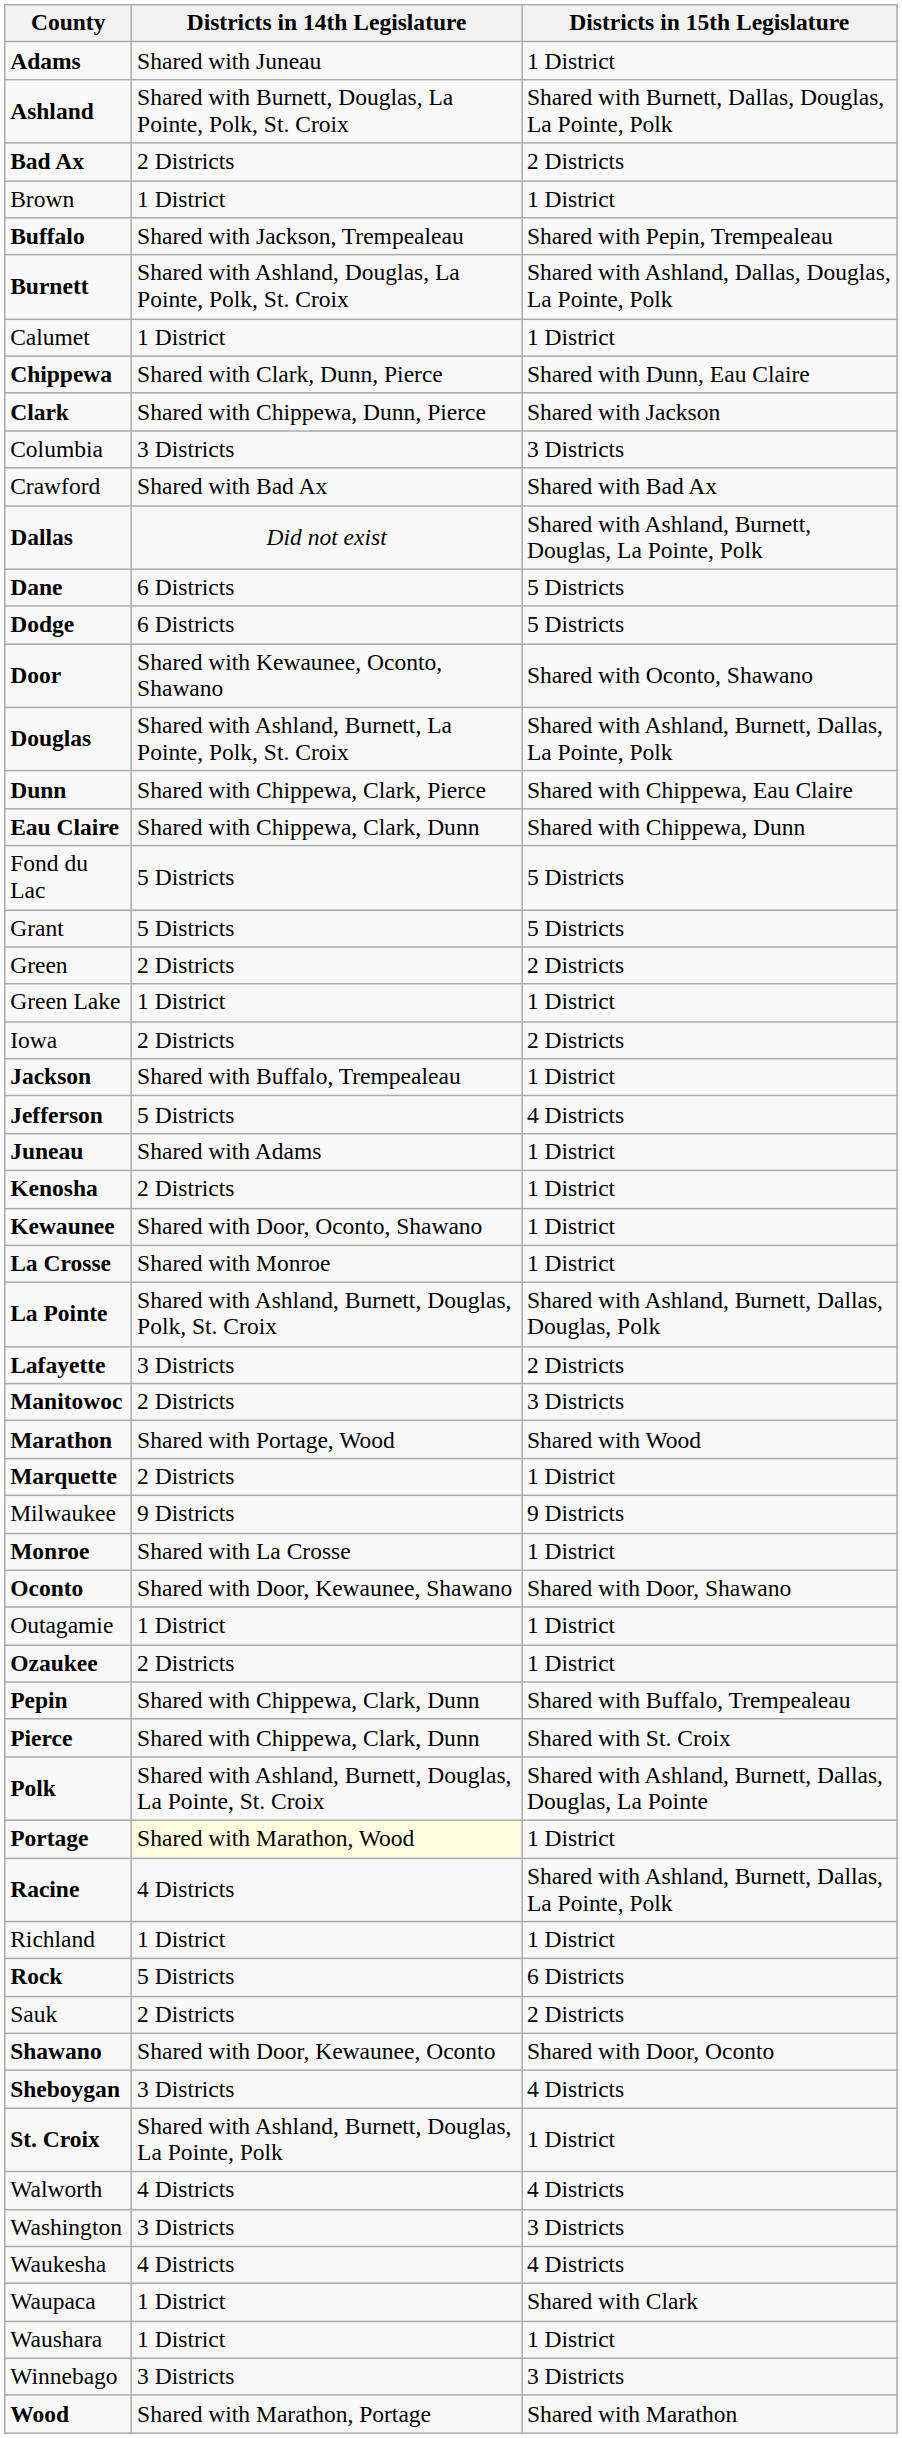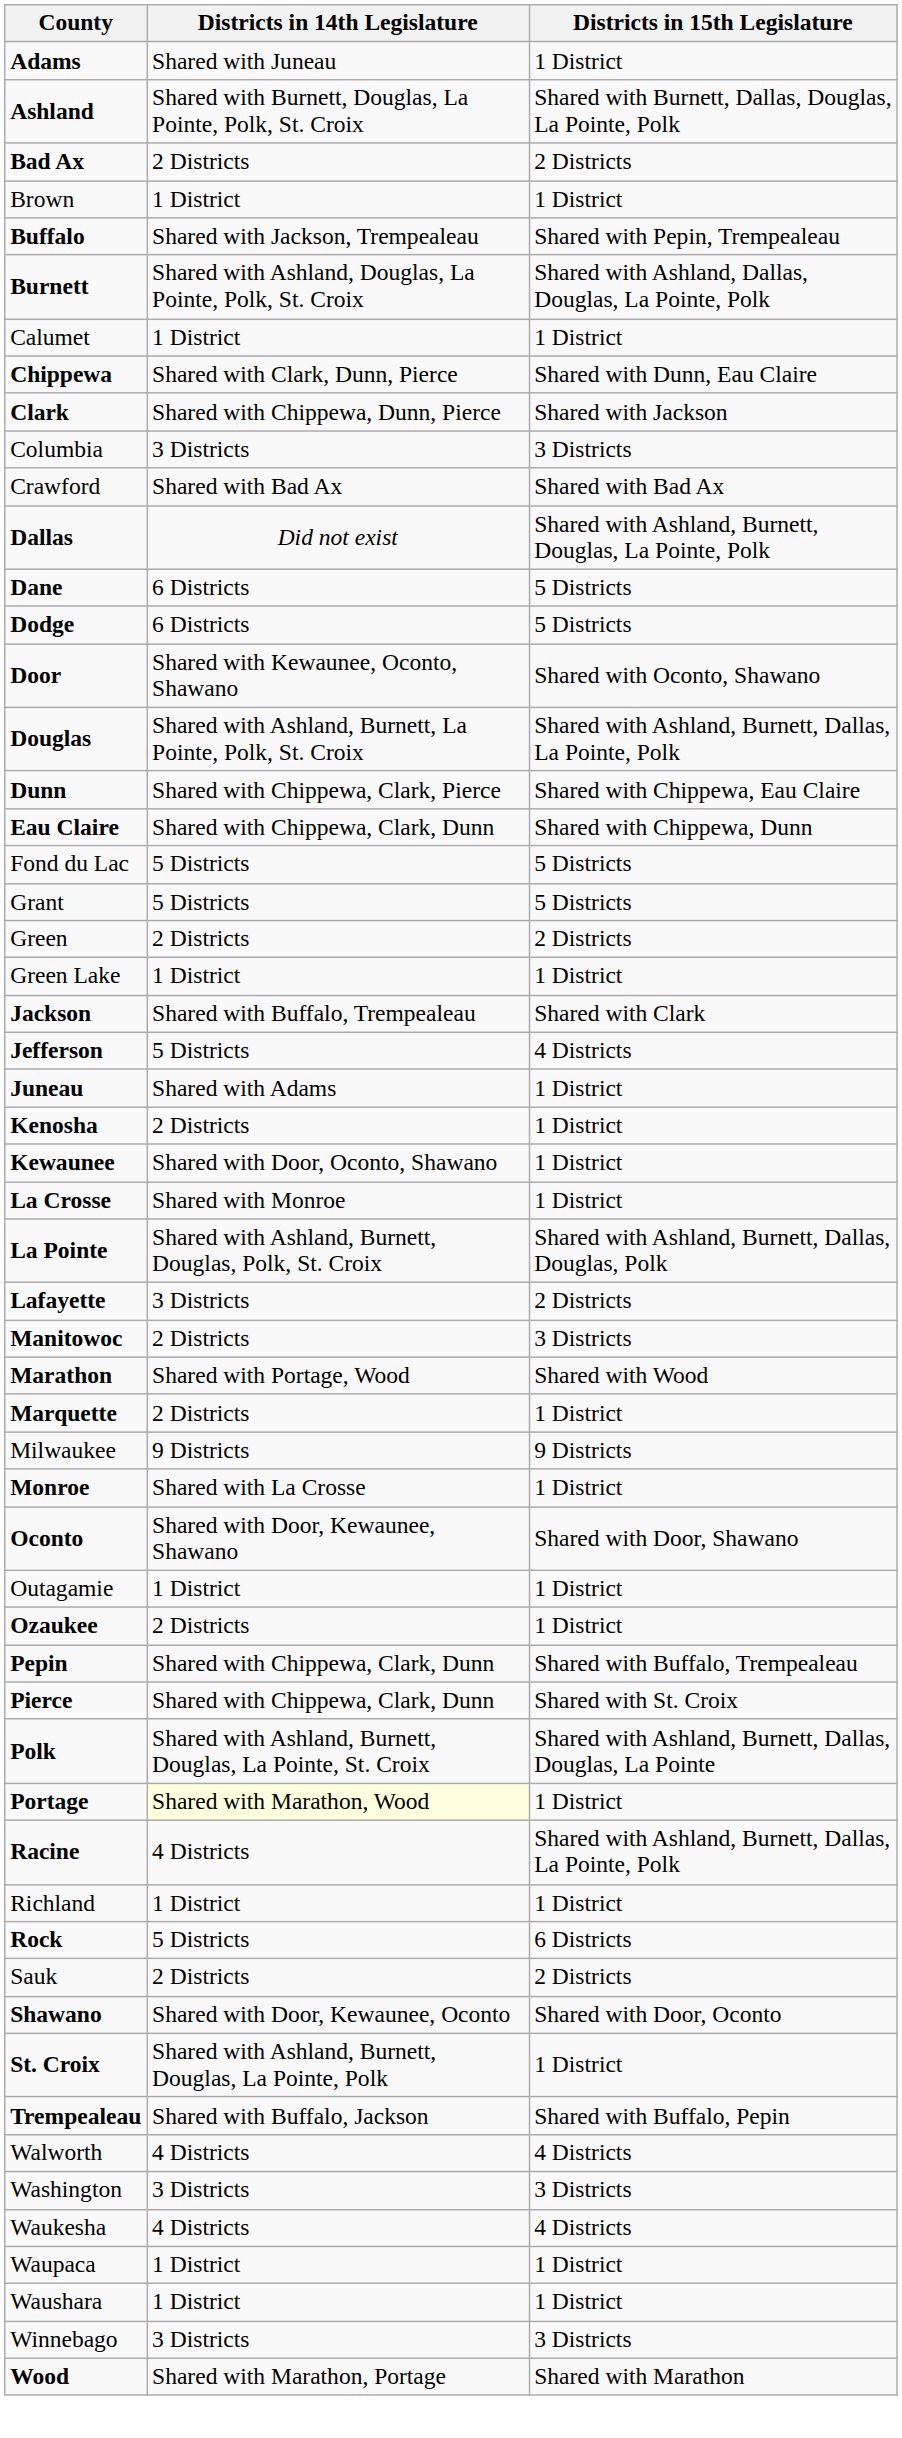- row: (34, 1039)
(571, 1077) 1 District -> (620, 1013) Shared with Clark
- row: (65, 2089)
+ row: (76, 2115)
(612, 2302) Shared with Clark -> (578, 2264) 1 District
